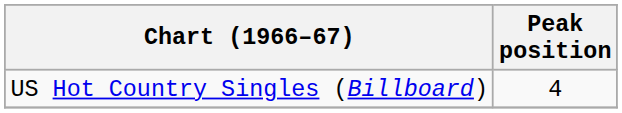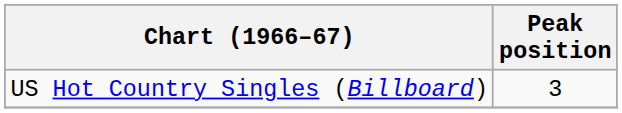(555, 89) 4 -> (555, 89) 3
